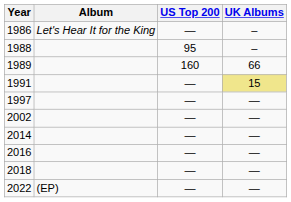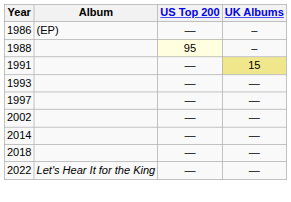(96, 30) Let's Hear It for the King -> (48, 30) (EP)
(190, 48) no background -> (190, 48) lightyellow background
- row: (19, 65)
+ row: (19, 83)
- row: (19, 153)
(48, 188) (EP) -> (96, 170) Let's Hear It for the King
